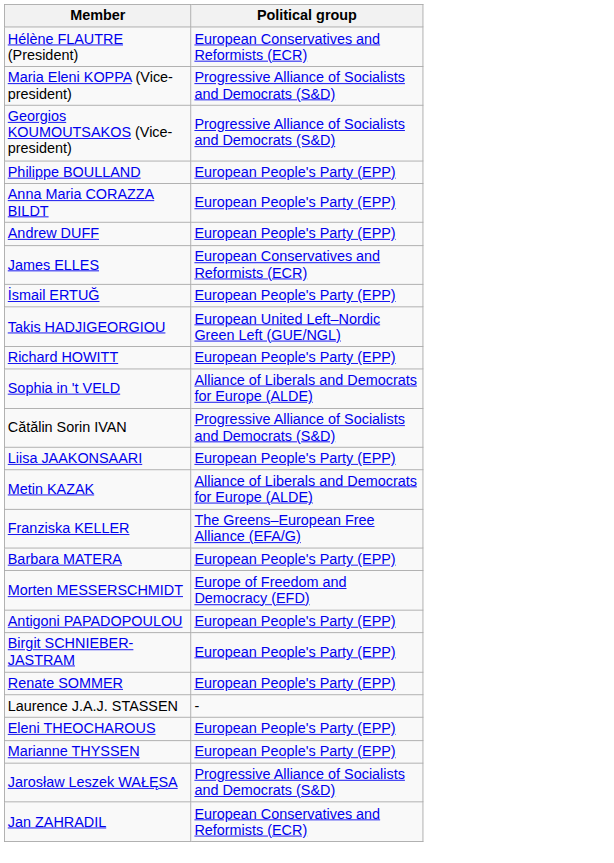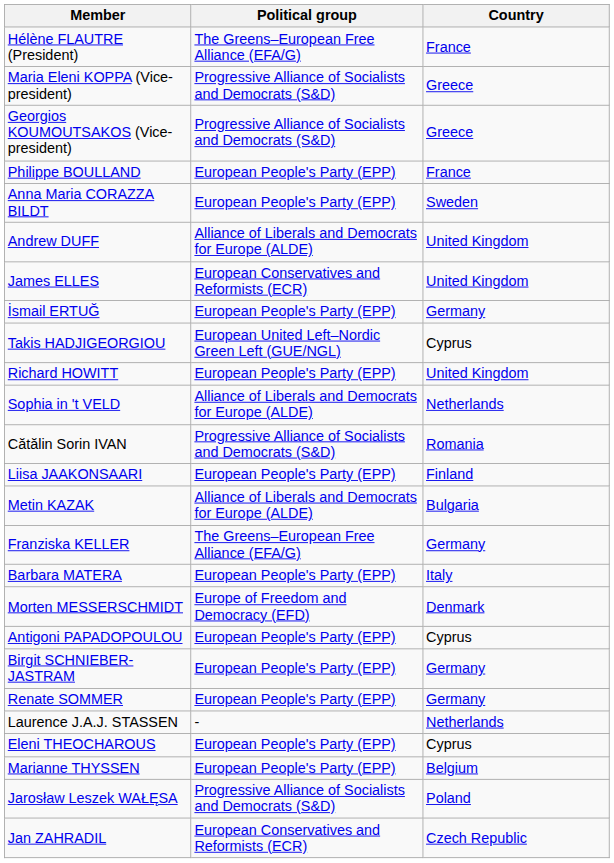+ column: (516, 15)
(287, 46) European Conservatives and Reformists (ECR) -> (284, 46) The Greens–European Free Alliance (EFA/G)
(295, 233) European People's Party (EPP) -> (306, 242) Alliance of Liberals and Democrats for Europe (ALDE)
